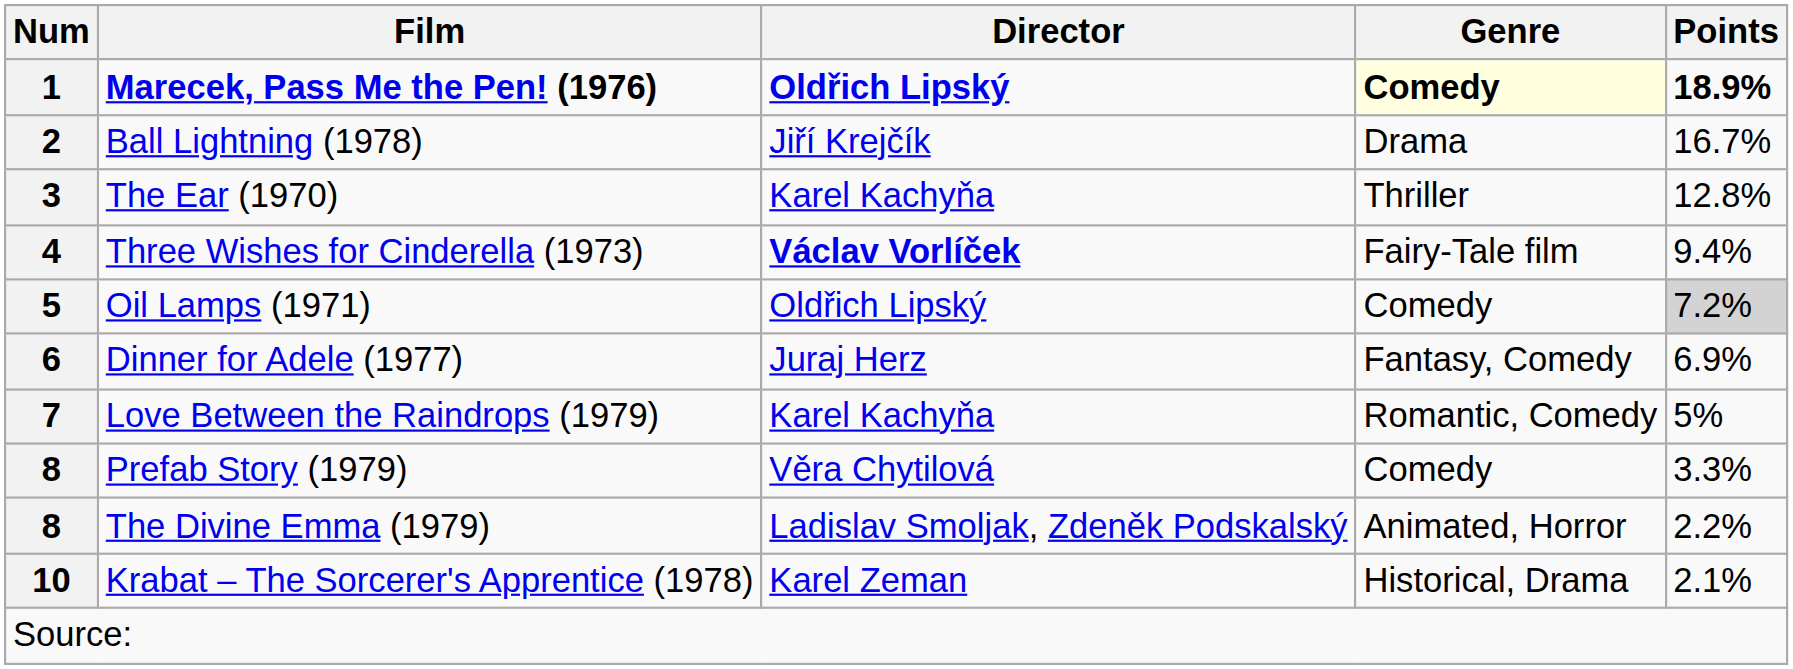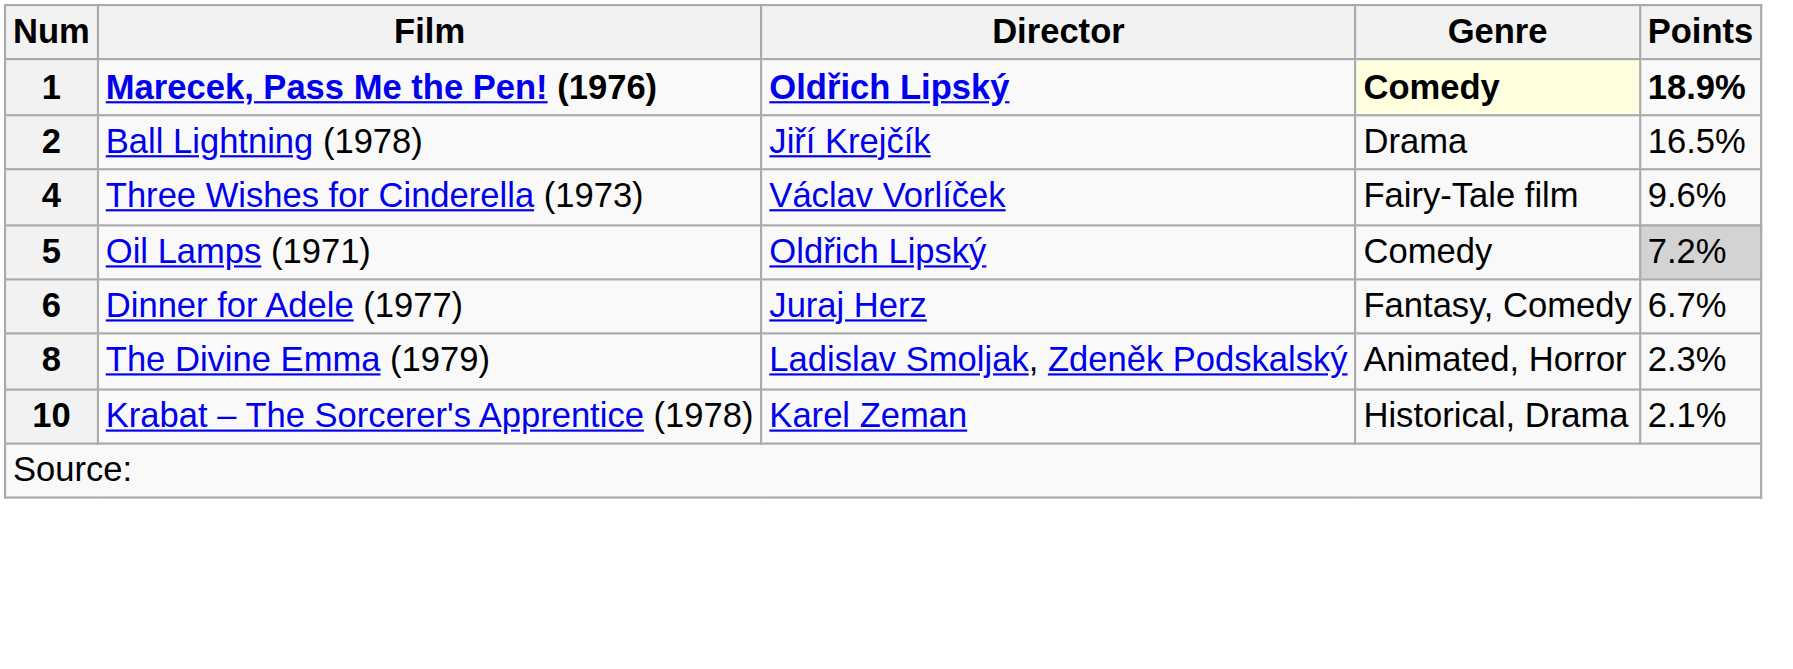(1722, 141) 16.7% -> (1697, 141) 16.5%
- row: (51, 196)
(895, 251) bold -> (887, 196) normal
(1713, 251) 9.4% -> (1687, 196) 9.6%
(1713, 360) 6.9% -> (1687, 305) 6.7%
- row: (51, 415)
- row: (51, 470)
(1713, 525) 2.2% -> (1687, 360) 2.3%
